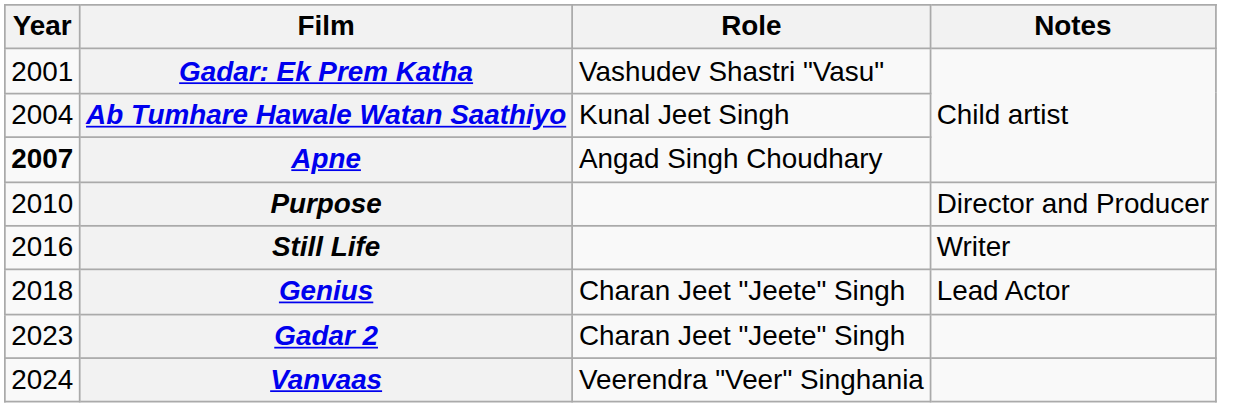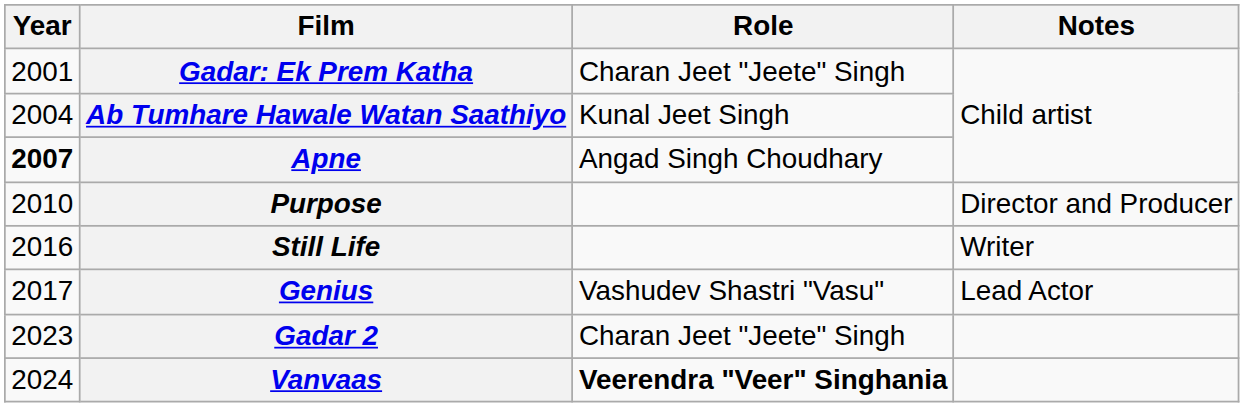(732, 70) Vashudev Shastri "Vasu" -> (742, 70) Charan Jeet "Jeete" Singh
(42, 291) 2018 -> (42, 291) 2017
(742, 291) Charan Jeet "Jeete" Singh -> (732, 291) Vashudev Shastri "Vasu"
(751, 379) normal -> (763, 379) bold
